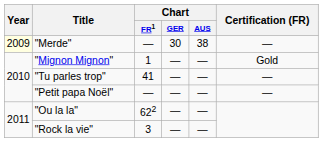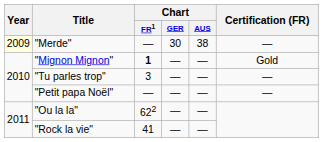(148, 60) normal -> (148, 60) bold
(148, 77) 41 -> (148, 77) 3
(148, 129) 3 -> (148, 129) 41
